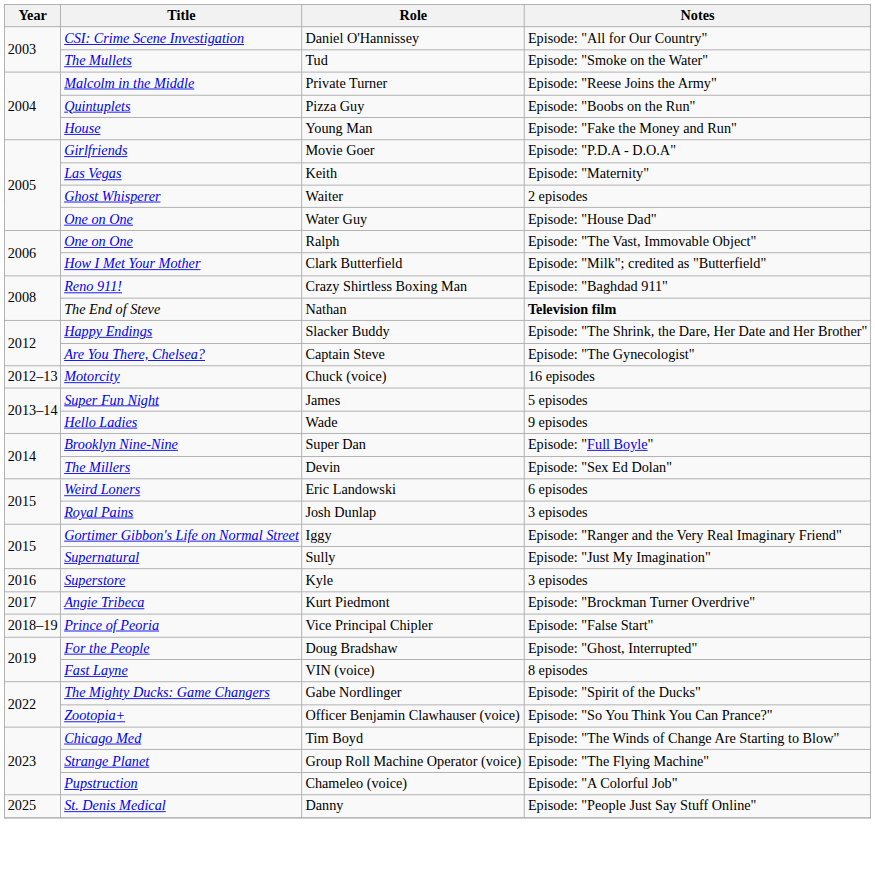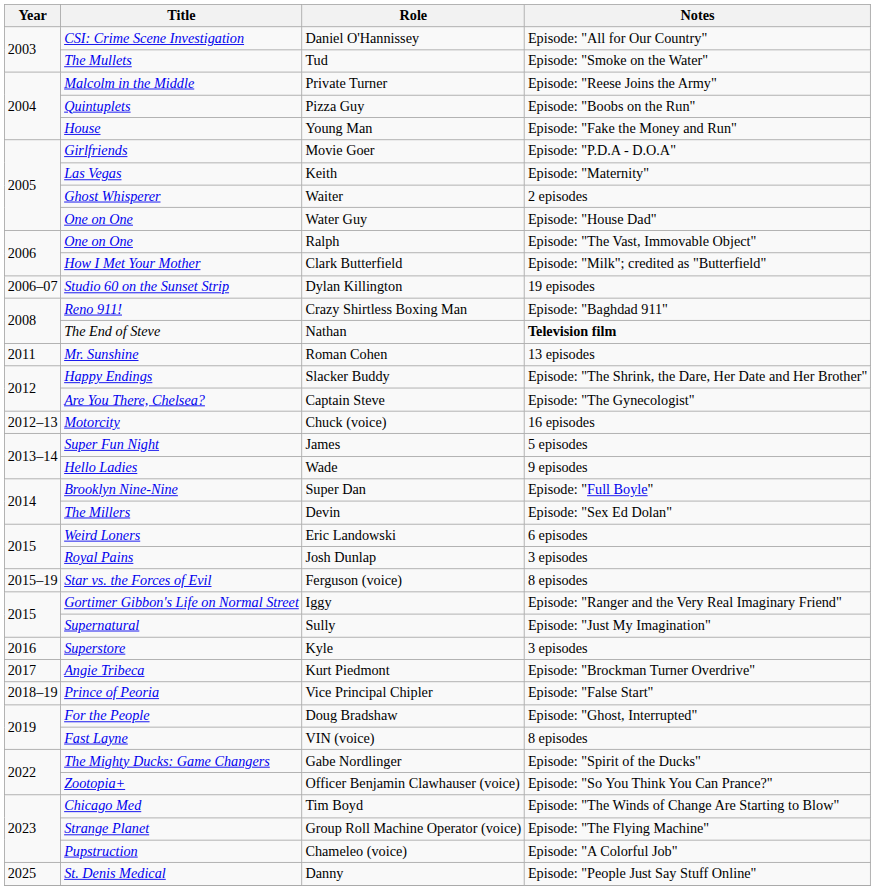+ row: (354, 286)
+ row: (346, 354)
+ row: (354, 580)
